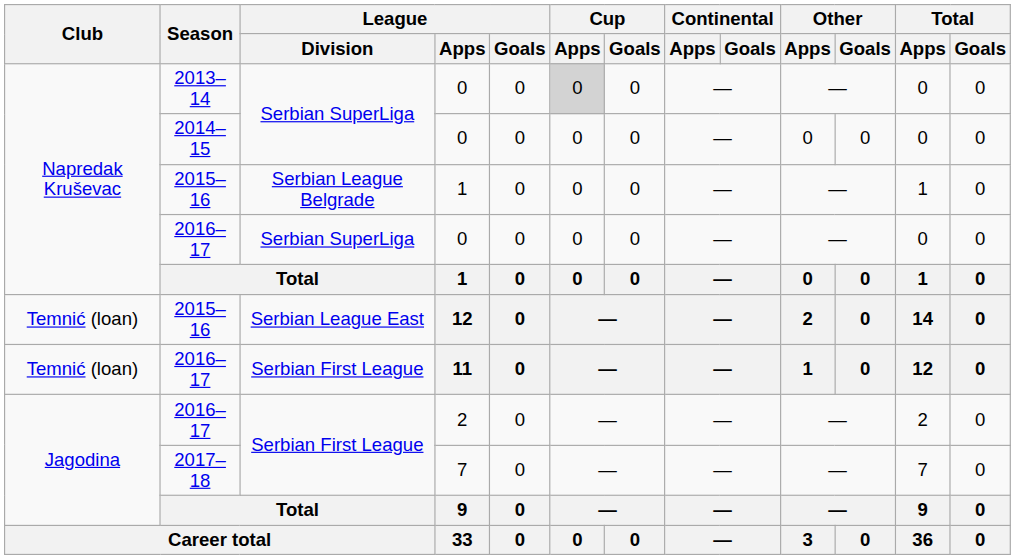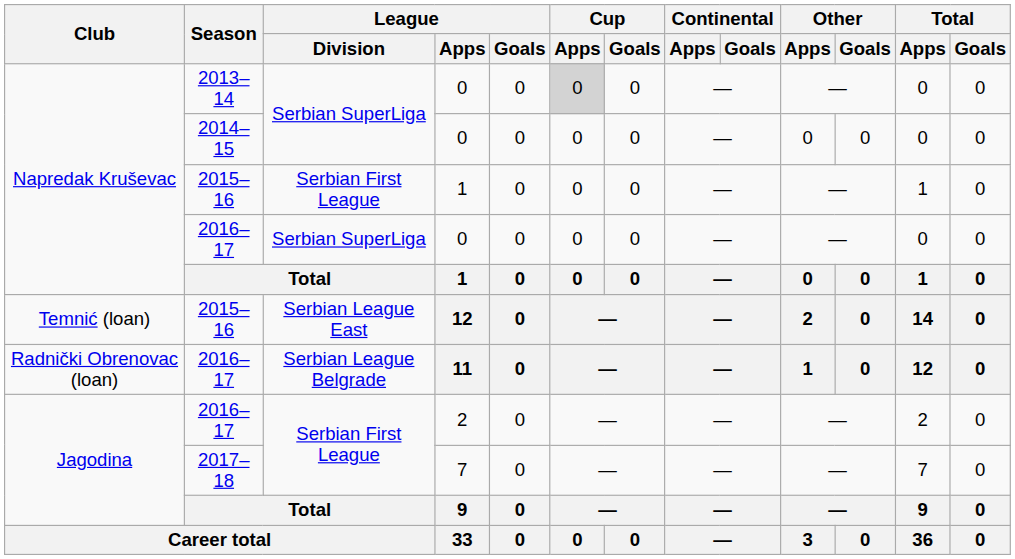(337, 189) Serbian League Belgrade -> (349, 189) Serbian First League
(82, 369) Temnić (loan) -> (95, 369) Radnički Obrenovac (loan)
(337, 369) Serbian First League -> (349, 369) Serbian League Belgrade
